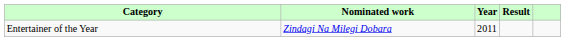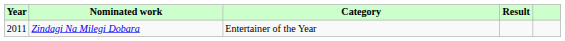columns swapped: (487, 12) <-> (143, 12)
